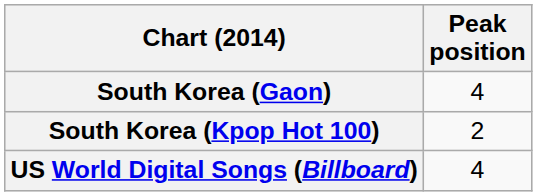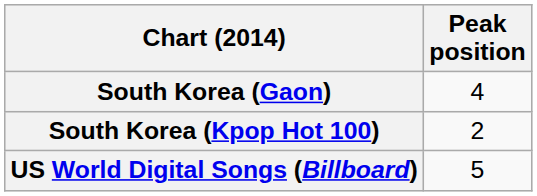(478, 170) 4 -> (478, 170) 5
